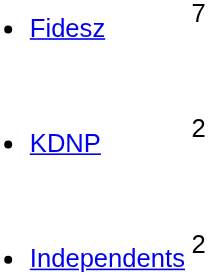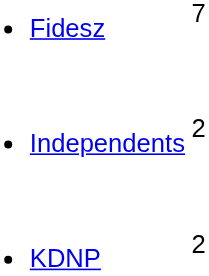rows swapped: (75, 144) <-> (75, 259)
